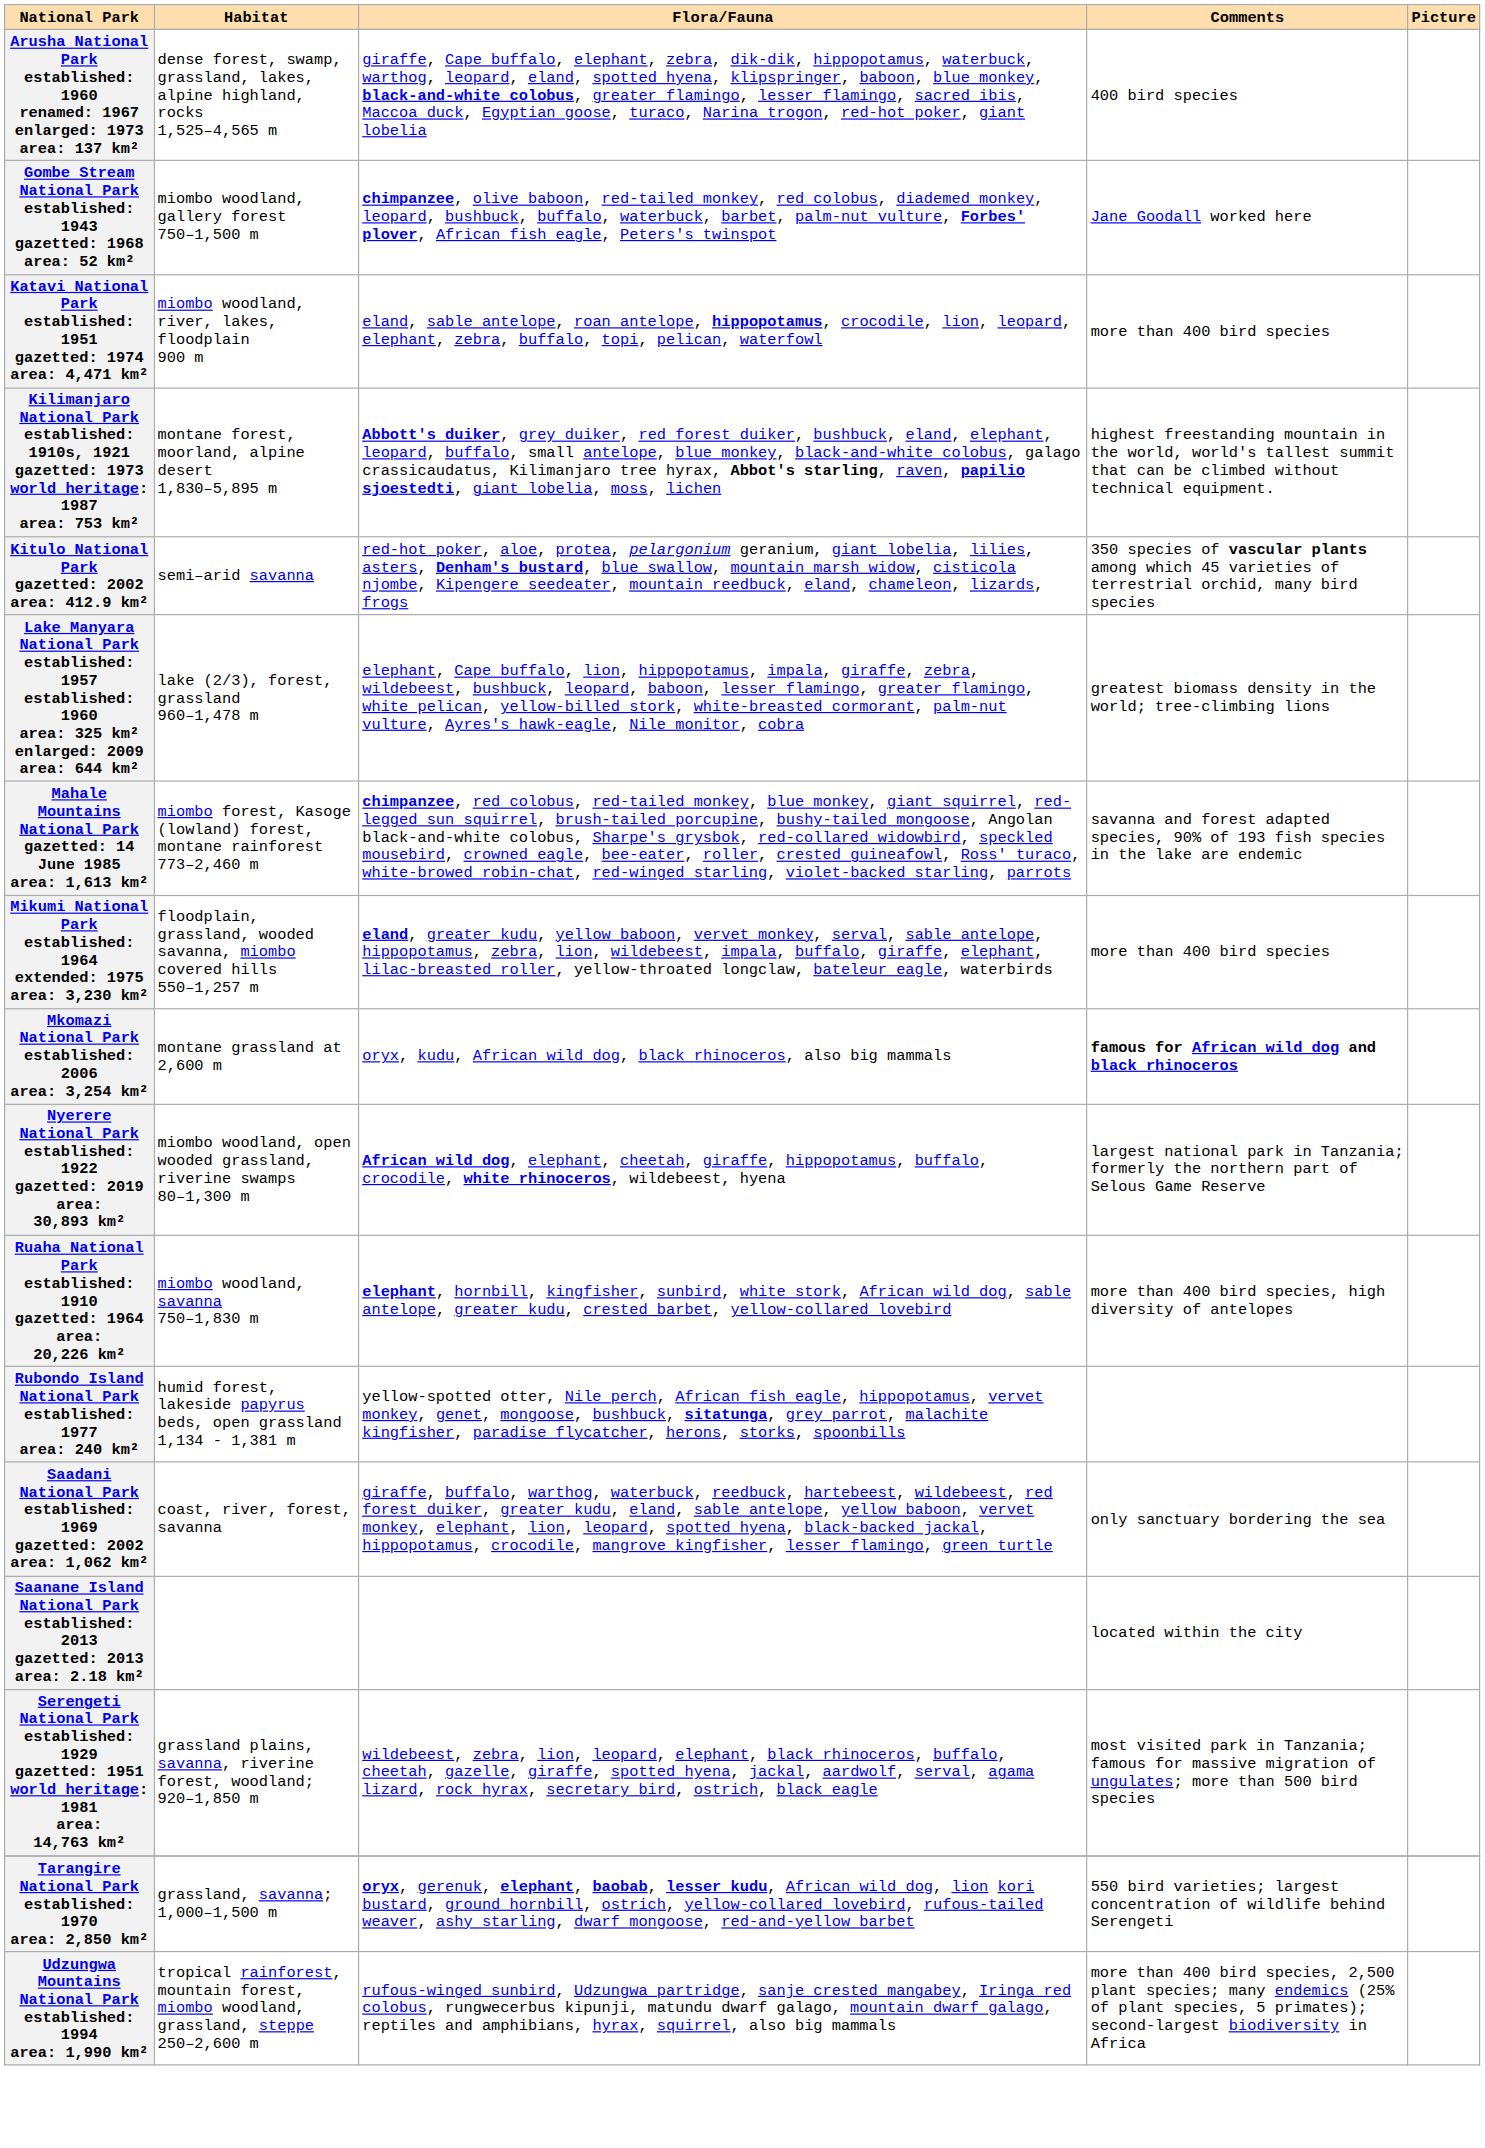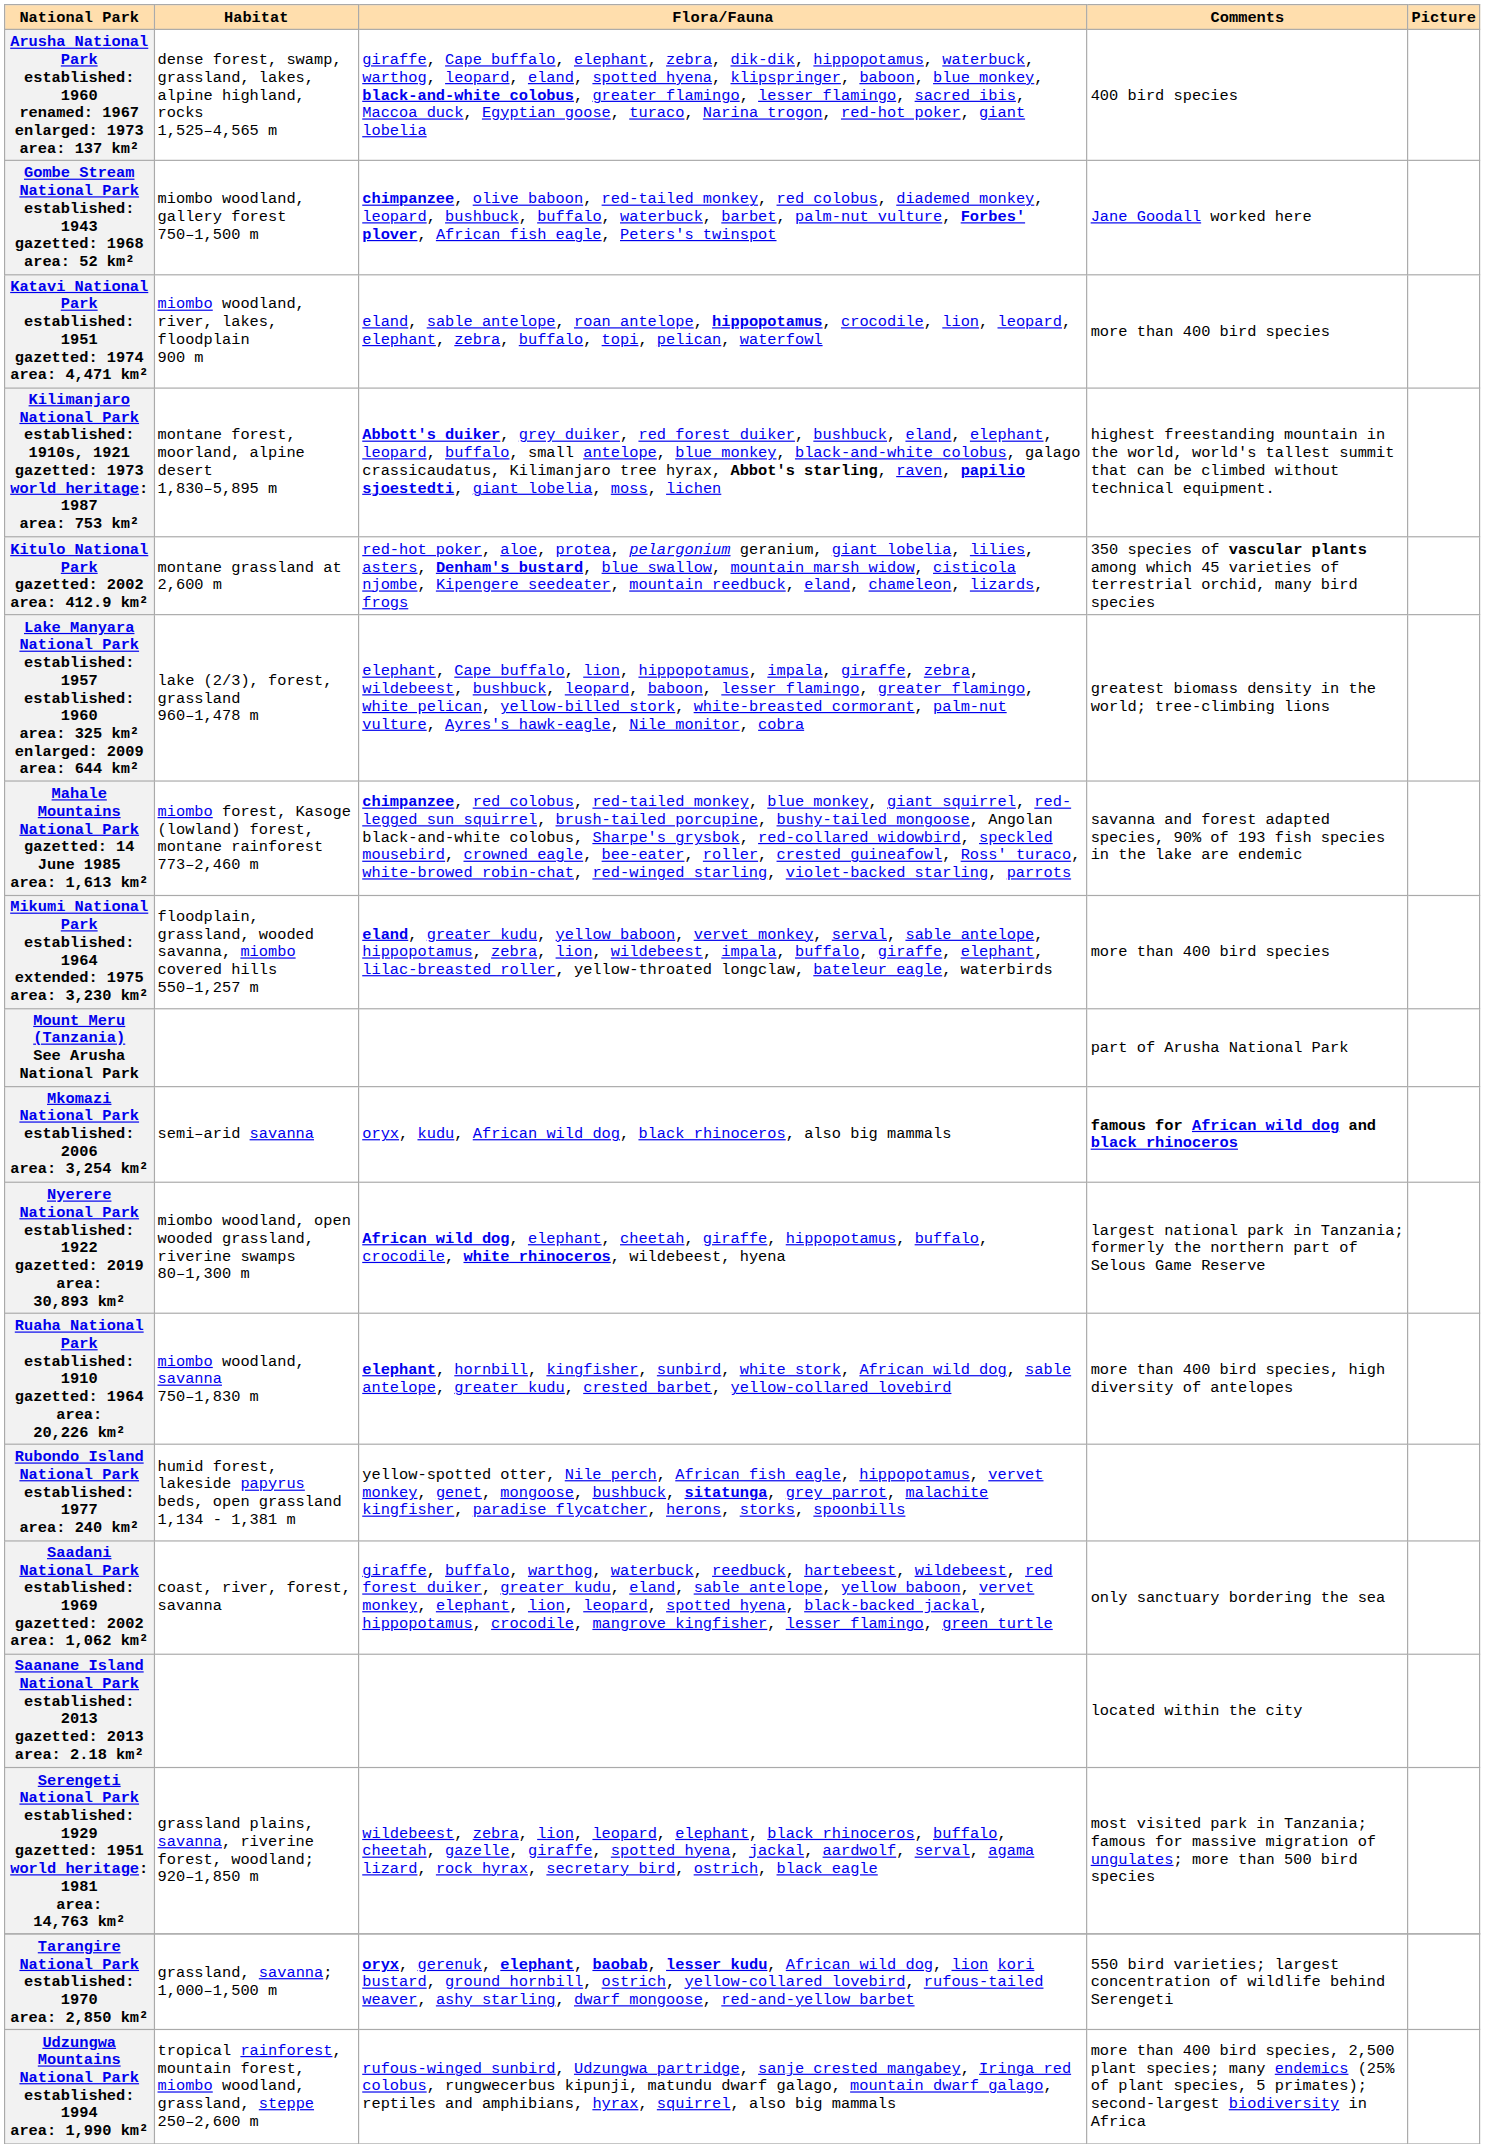(236, 576) semi–arid savanna -> (250, 576) montane grassland at 2,600 m
+ row: (79, 1047)
(250, 1056) montane grassland at 2,600 m -> (236, 1134) semi–arid savanna
